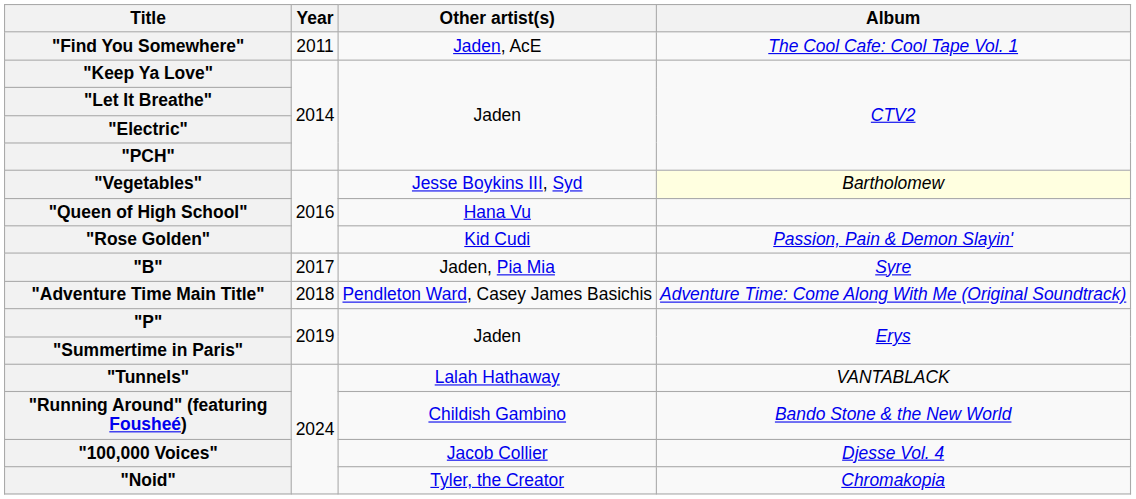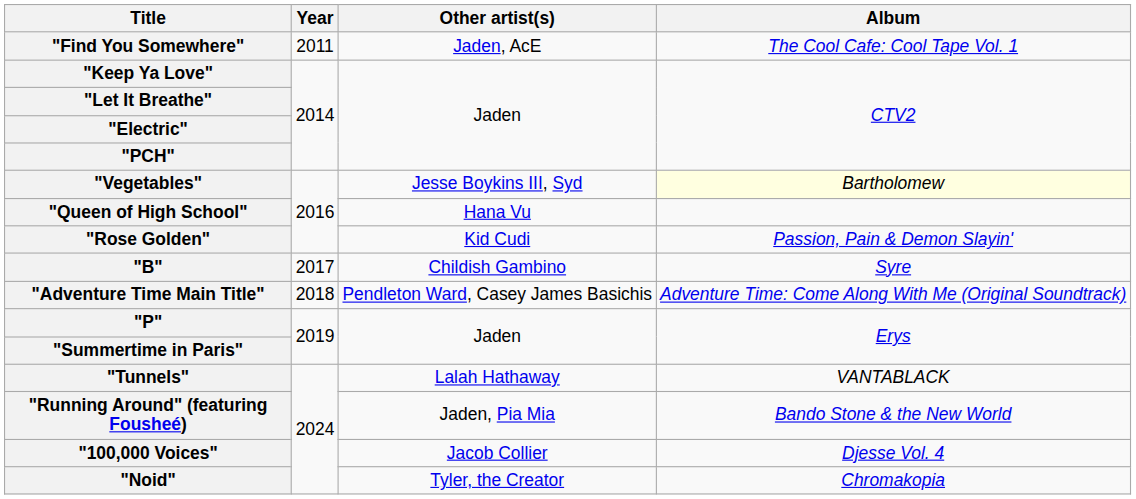(497, 267) Jaden, Pia Mia -> (497, 267) Childish Gambino
(497, 415) Childish Gambino -> (497, 415) Jaden, Pia Mia
